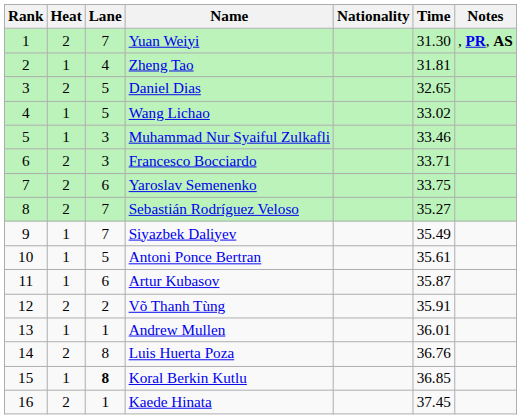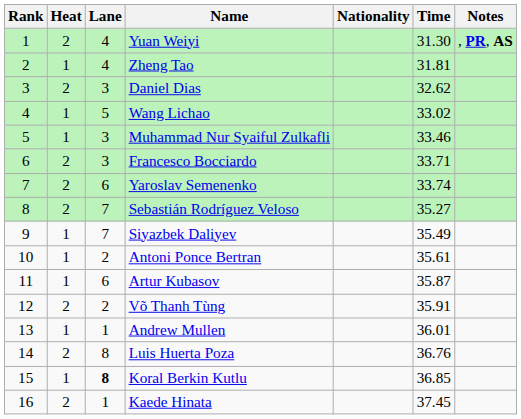(105, 40) 7 -> (105, 40) 4
(105, 88) 5 -> (105, 88) 3
(434, 88) 32.65 -> (434, 88) 32.62
(434, 185) 33.75 -> (434, 185) 33.74
(105, 257) 5 -> (105, 257) 2
